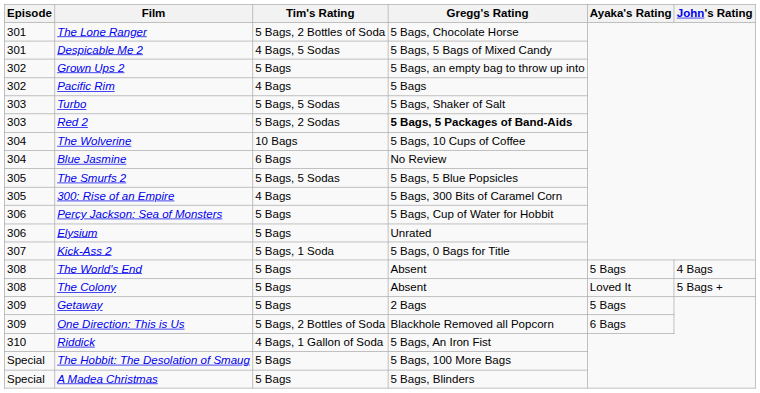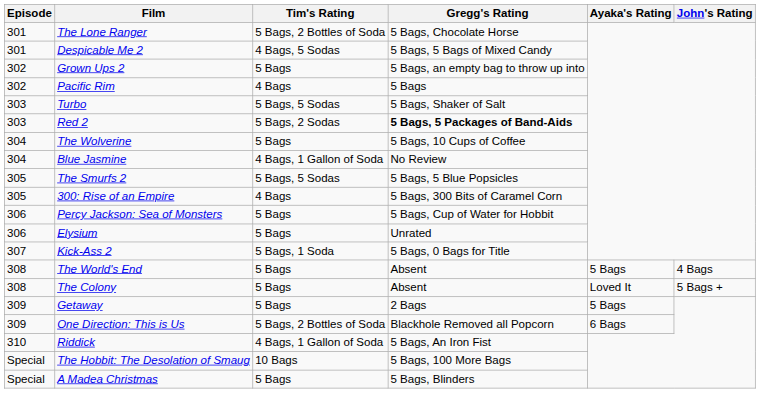(276, 141) 10 Bags -> (273, 141) 5 Bags
(273, 159) 6 Bags -> (319, 159) 4 Bags, 1 Gallon of Soda
(273, 360) 5 Bags -> (276, 360) 10 Bags
